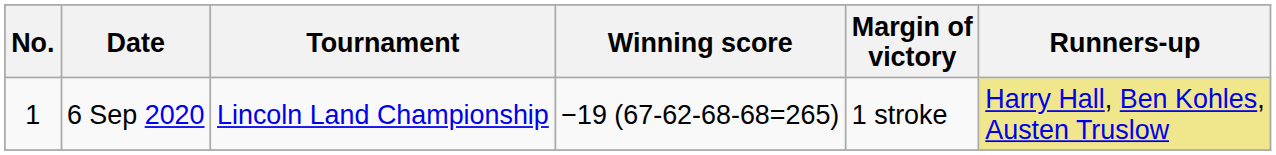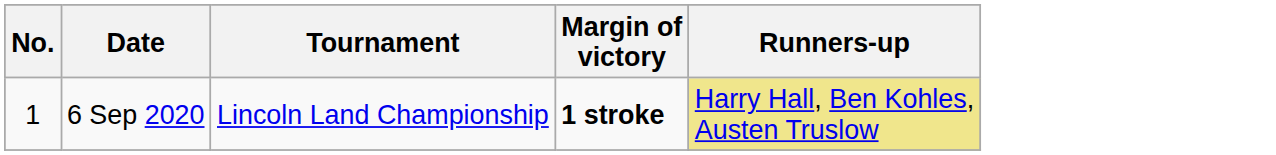- column: (700, 41)
(900, 114) normal -> (613, 114) bold
